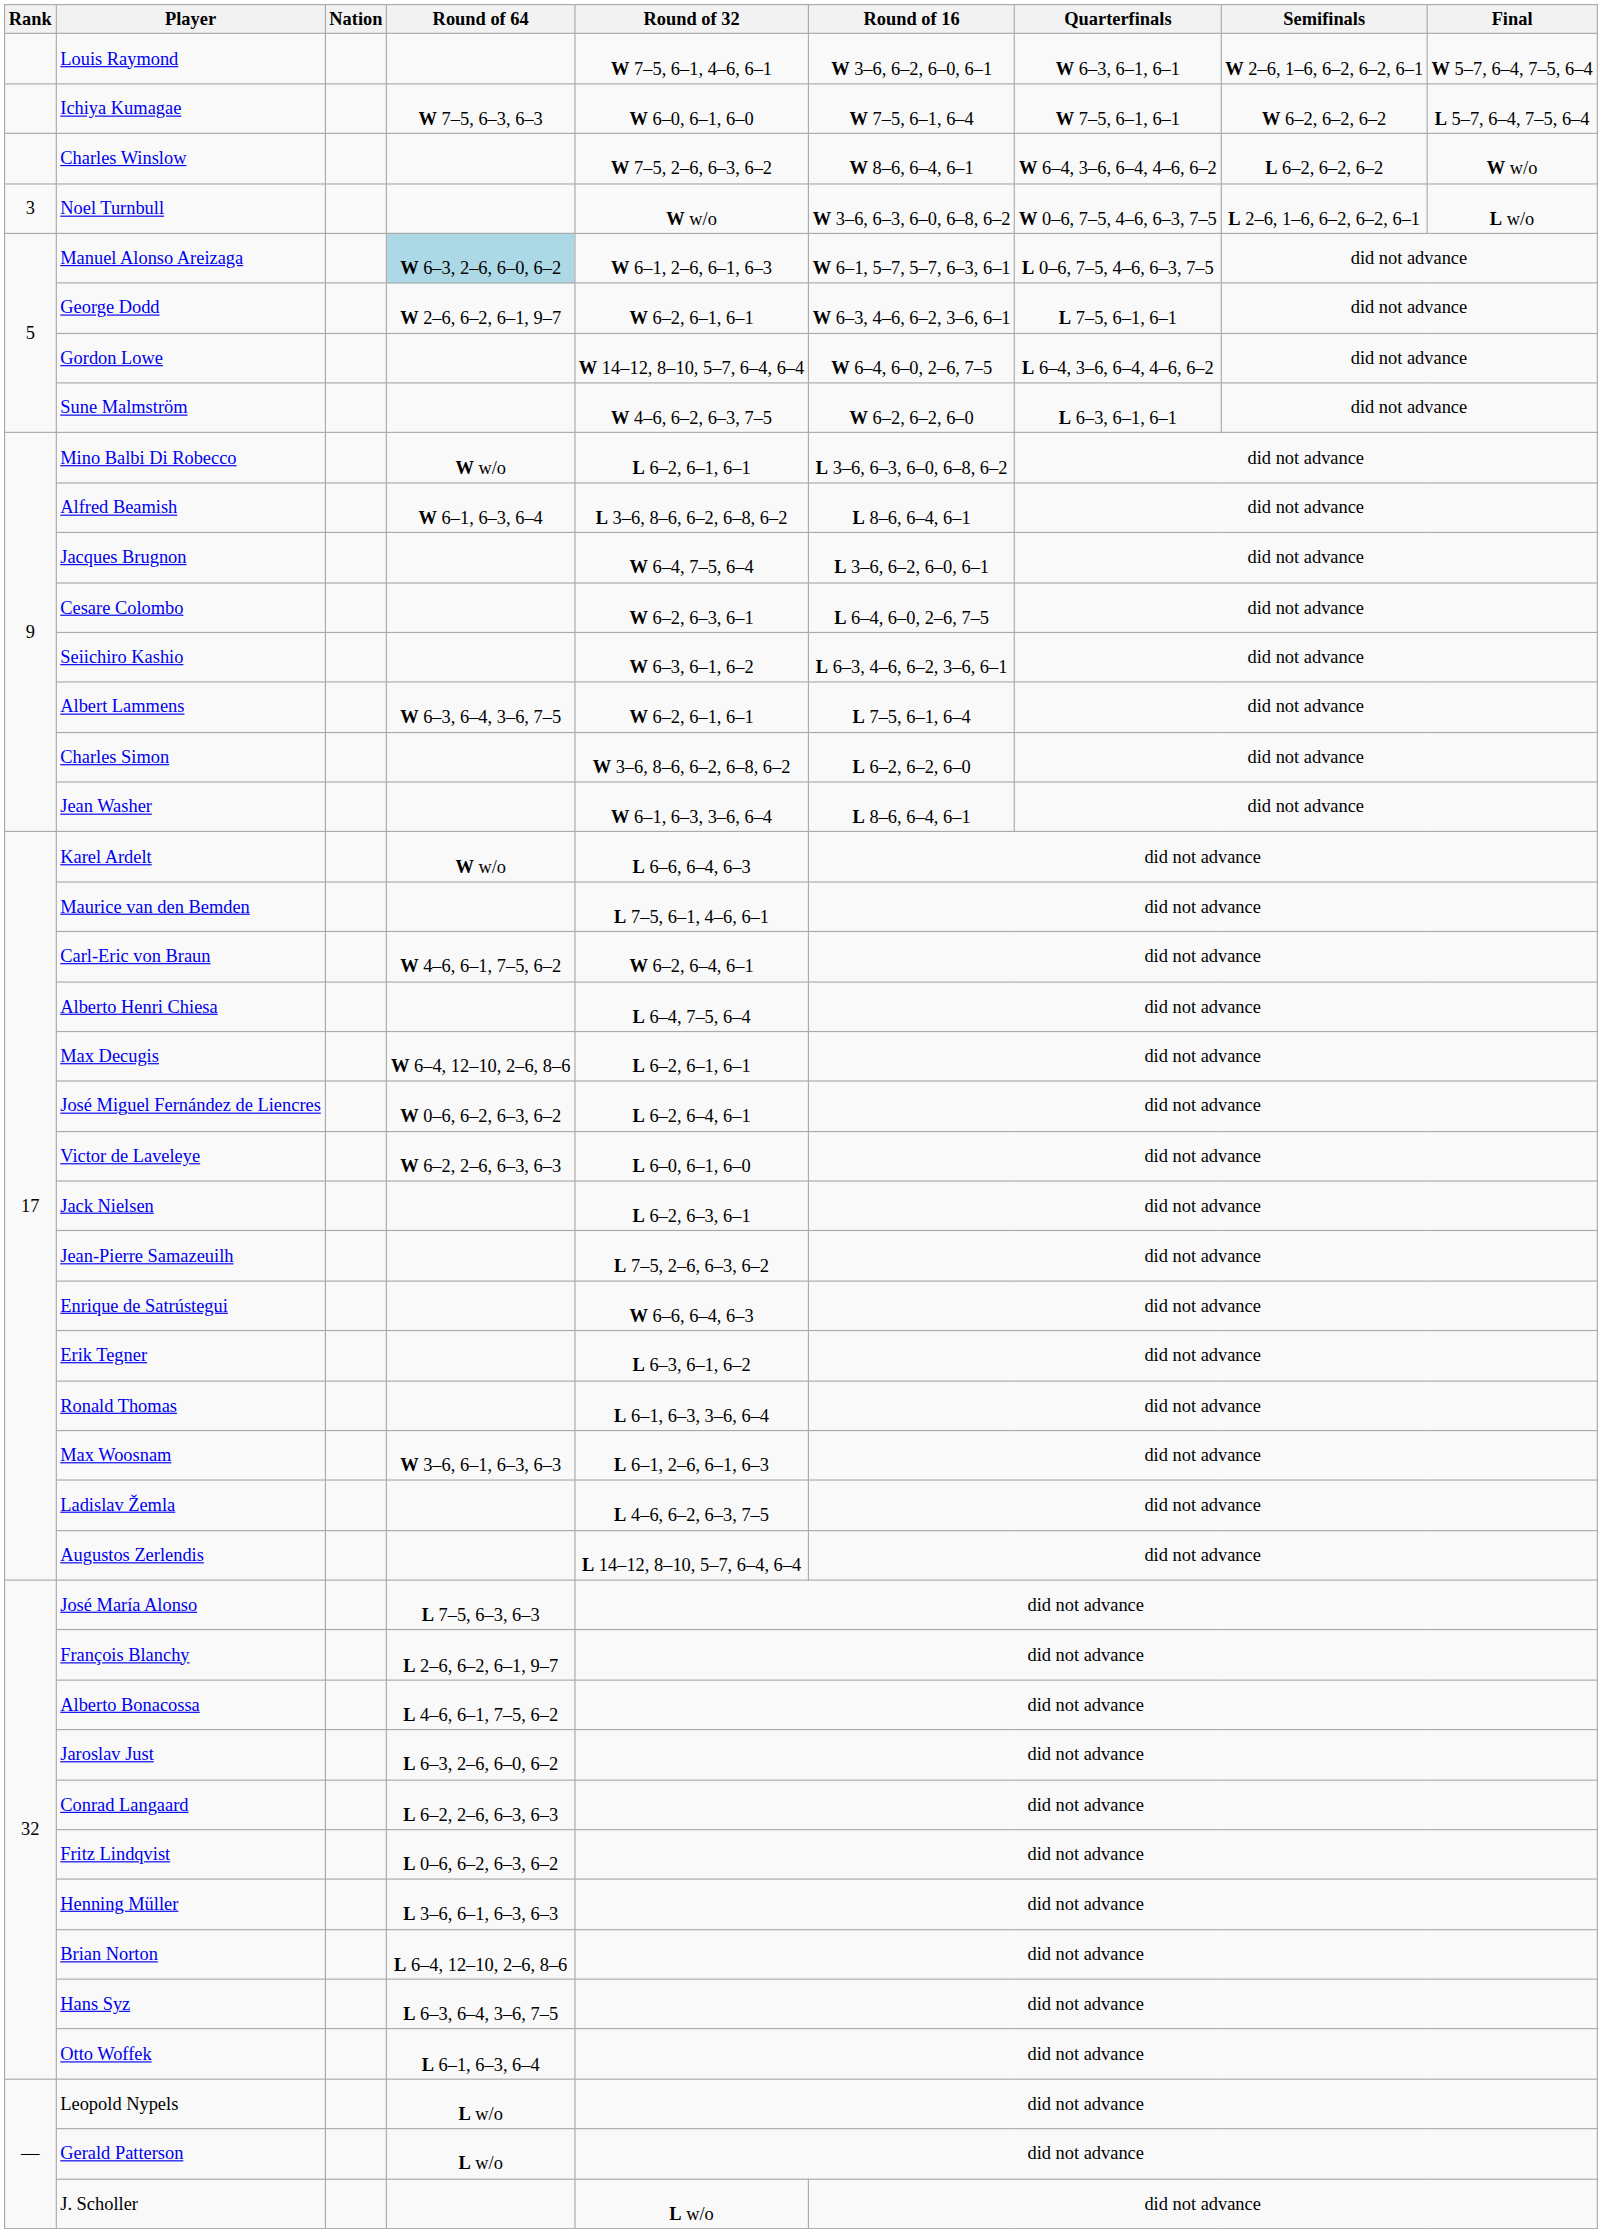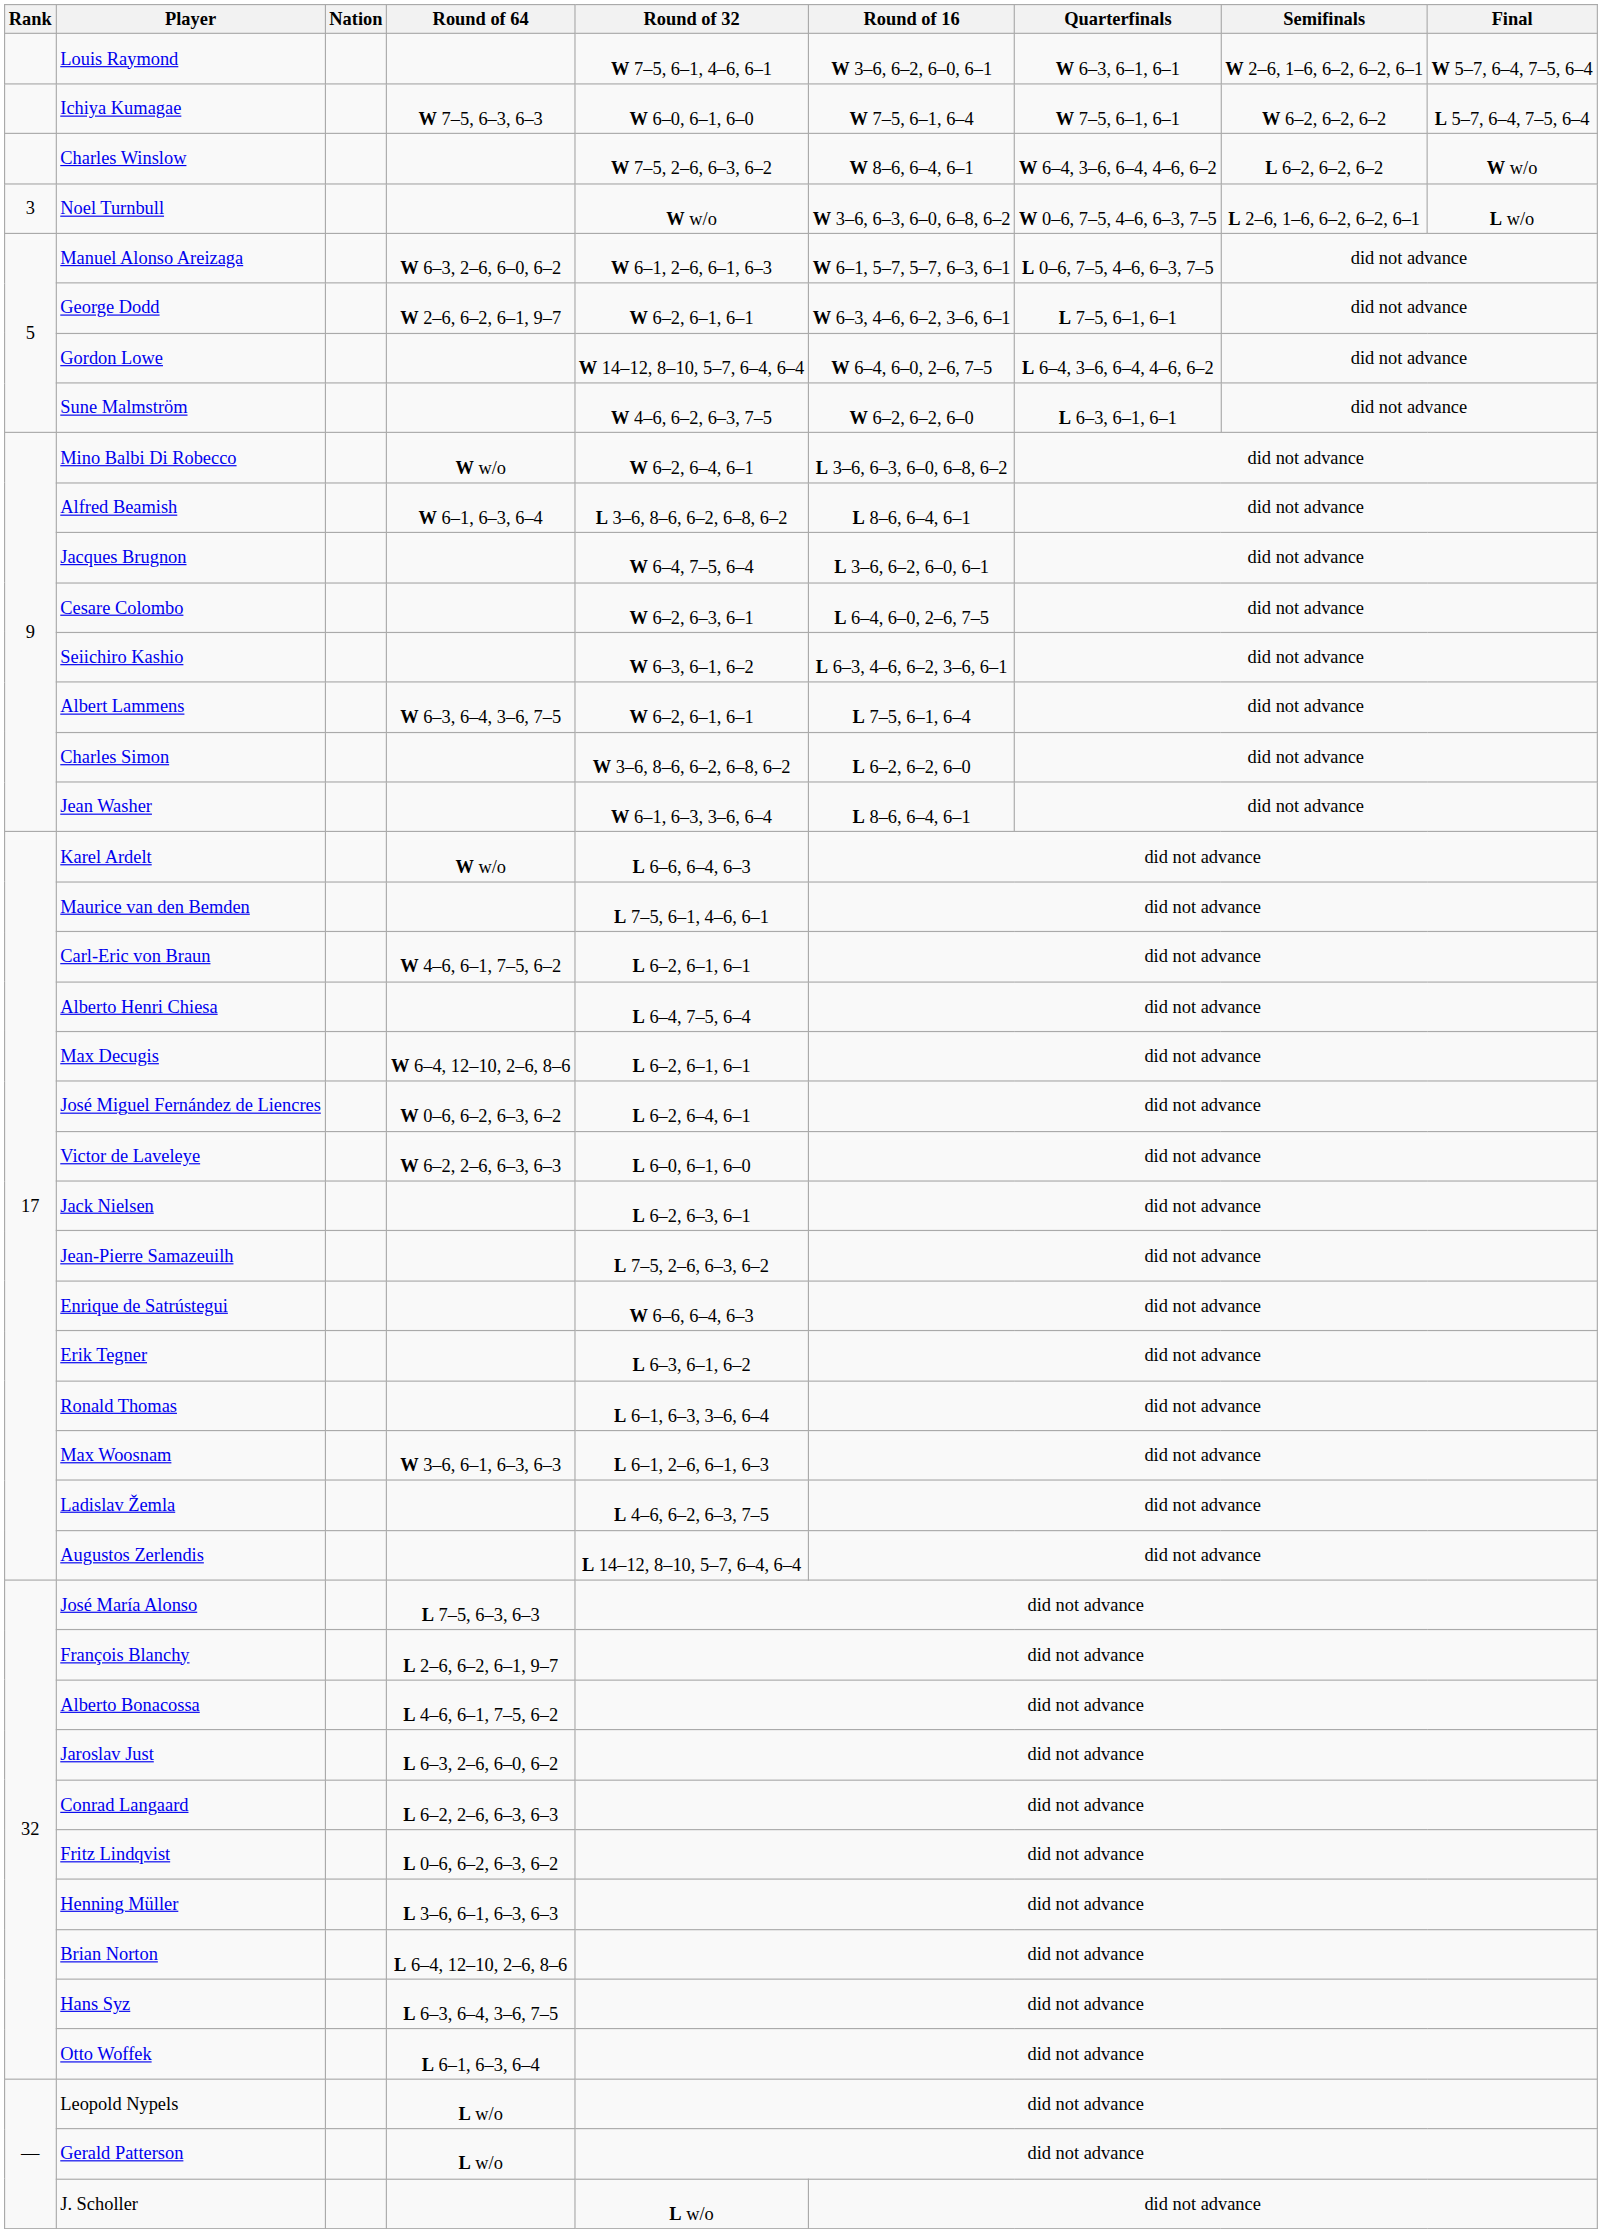(481, 268) lightblue background -> (481, 268) no background
(692, 468) L 6–2, 6–1, 6–1 -> (692, 468) W 6–2, 6–4, 6–1
(692, 966) W 6–2, 6–4, 6–1 -> (692, 966) L 6–2, 6–1, 6–1
